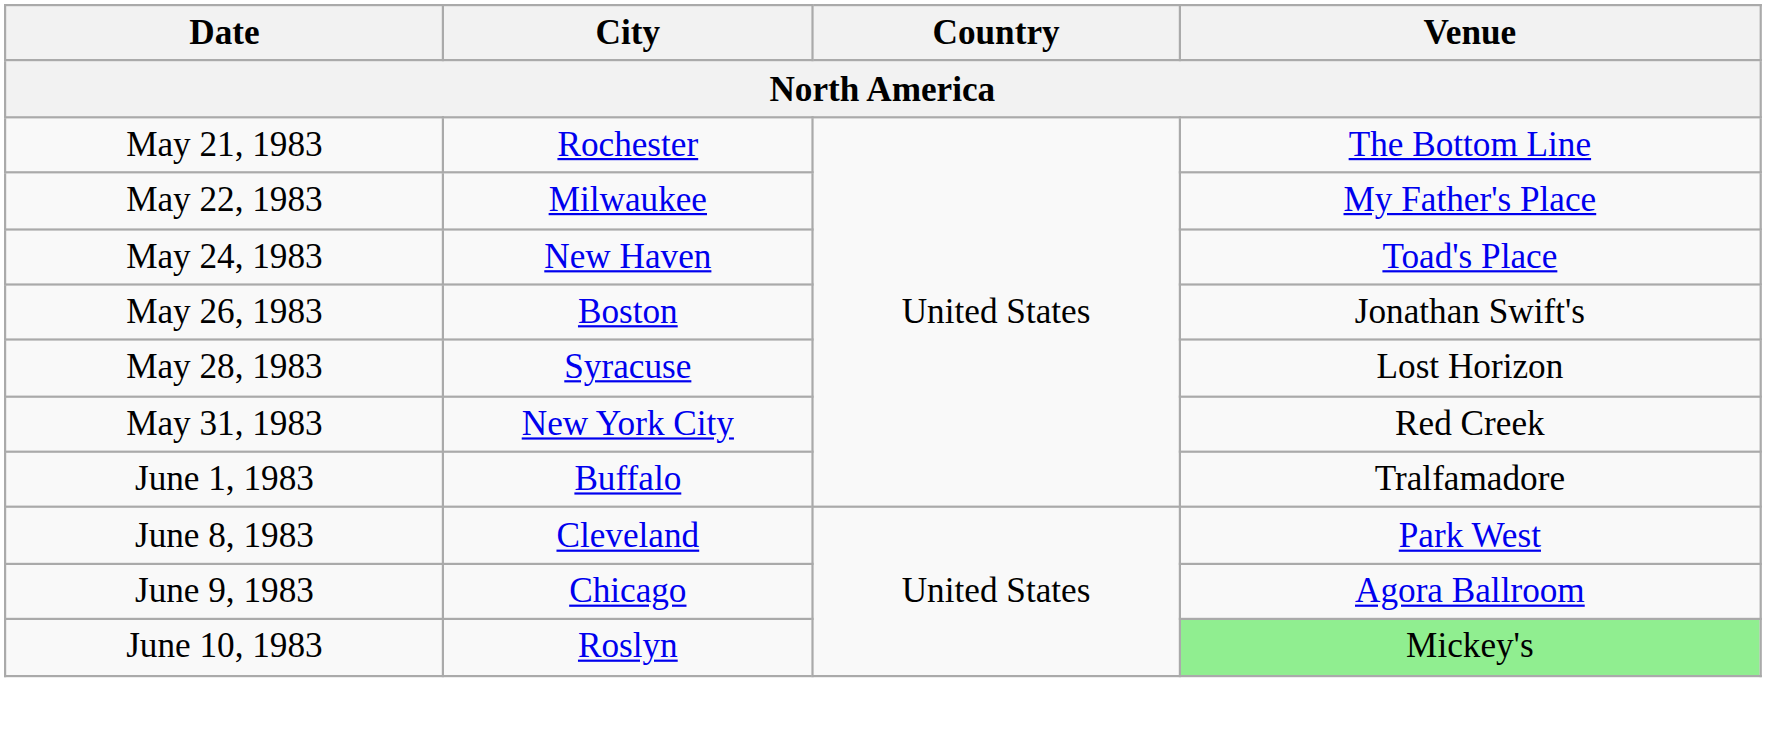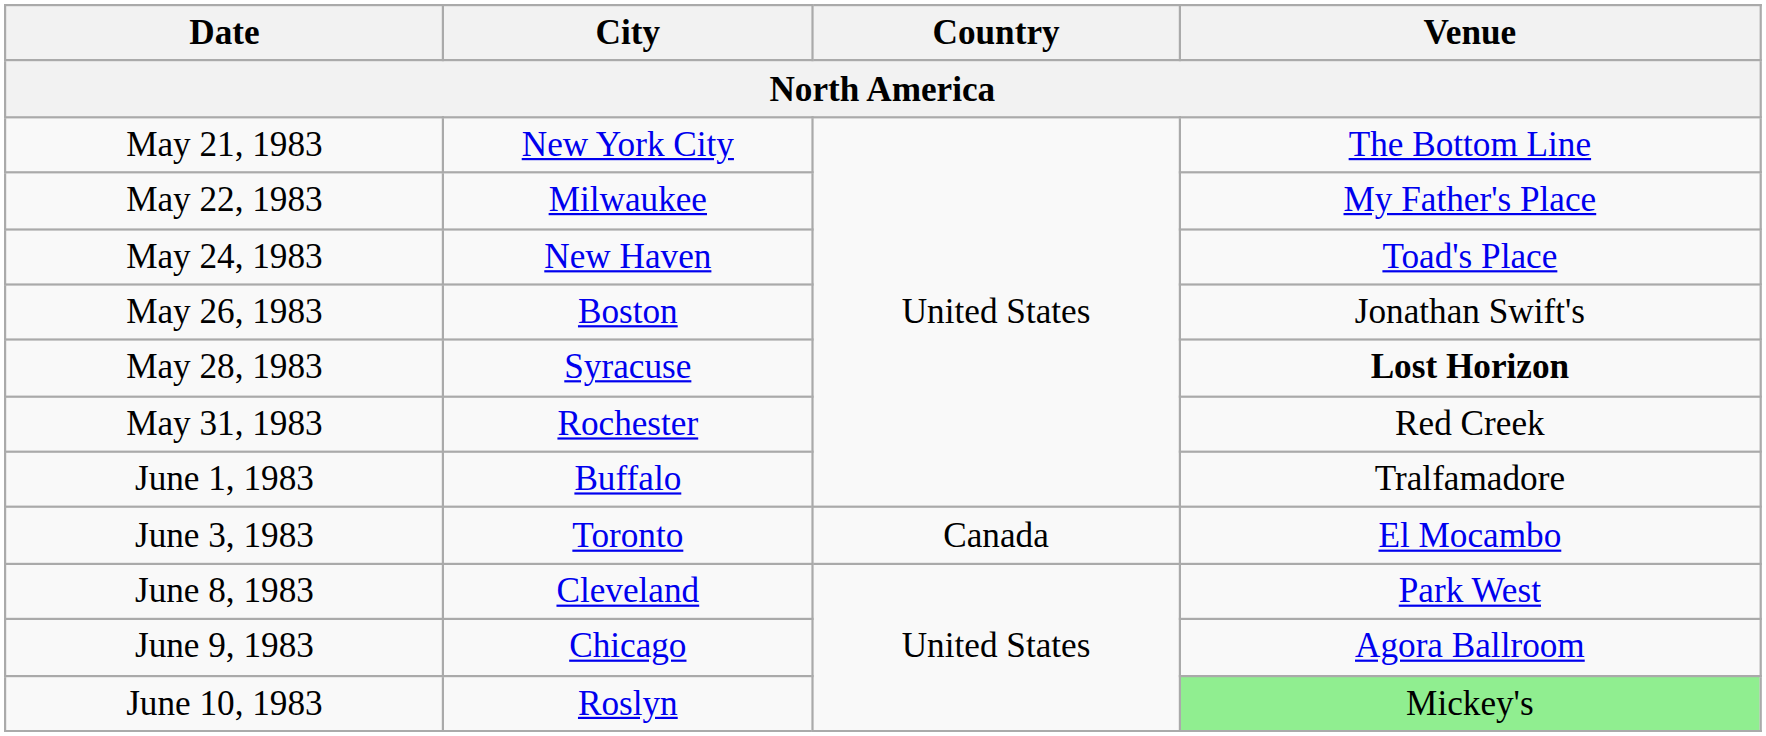(628, 144) Rochester -> (628, 144) New York City
(1470, 367) normal -> (1470, 367) bold
(628, 423) New York City -> (628, 423) Rochester
+ row: (224, 534)
